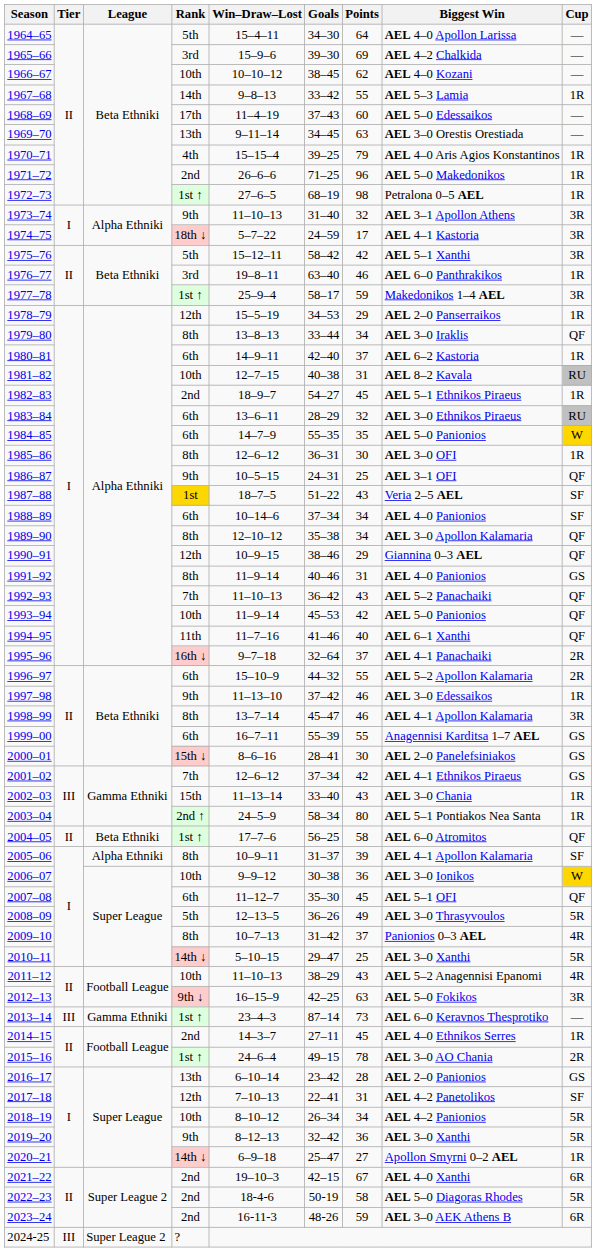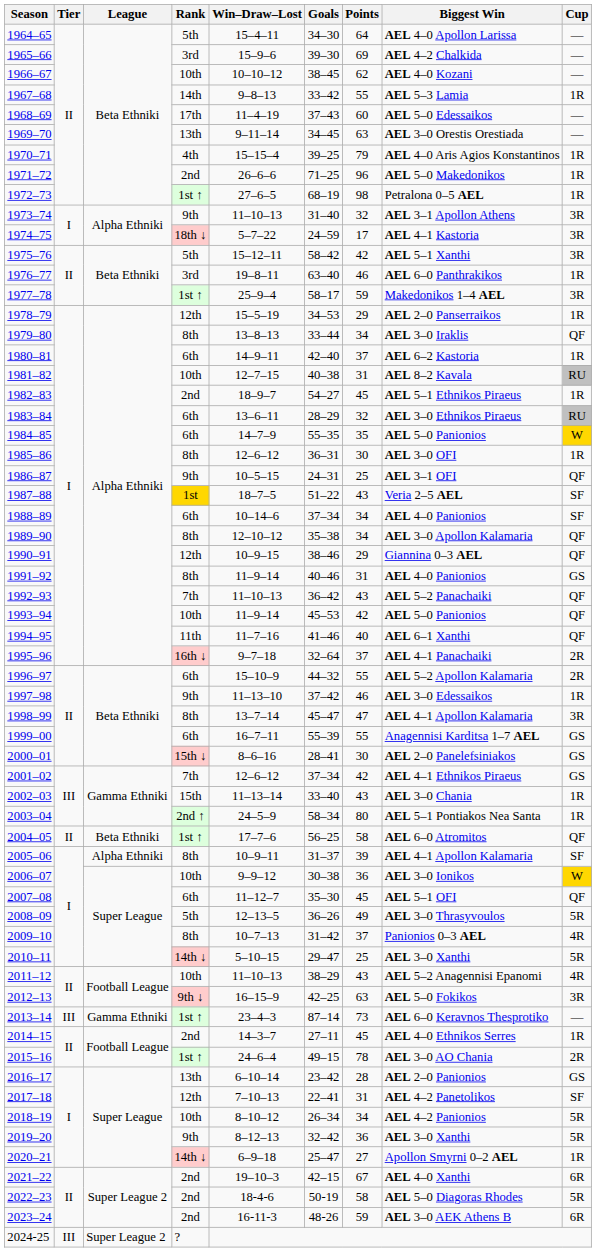(362, 716) 46 -> (362, 716) 47
